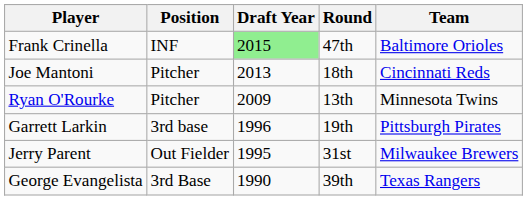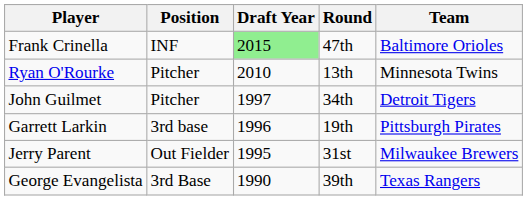- row: (51, 72)
(254, 99) 2009 -> (254, 72) 2010
+ row: (55, 99)
